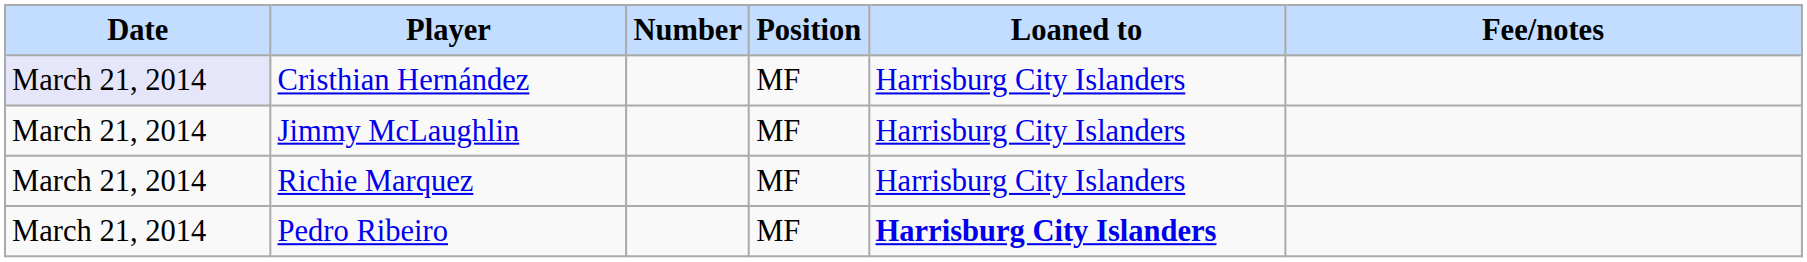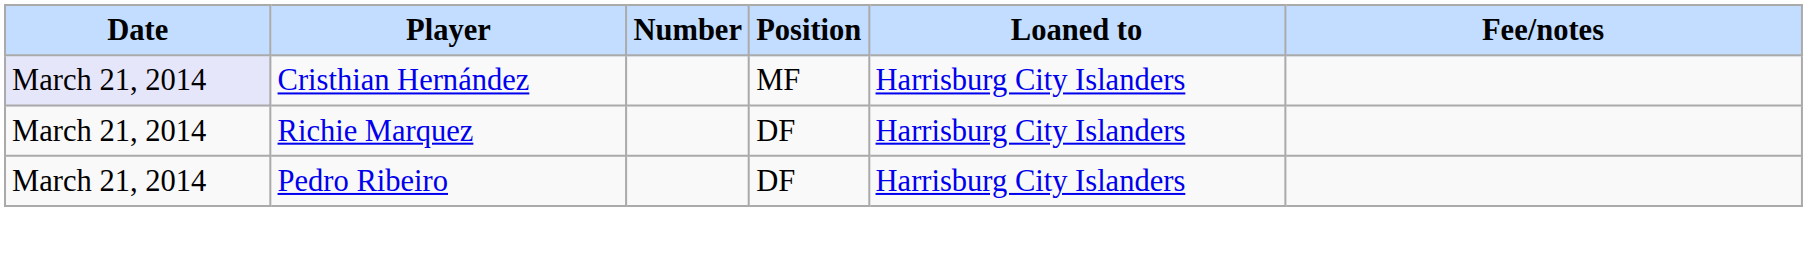- row: (398, 130)
(778, 181) MF -> (776, 130) DF
(778, 231) MF -> (776, 181) DF
(1046, 231) bold -> (1030, 181) normal
